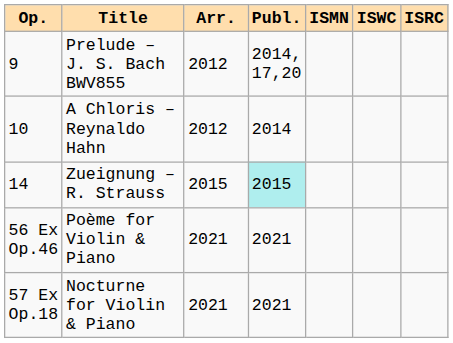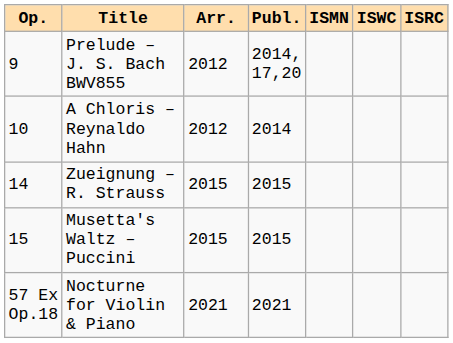(272, 185) paleturquoise background -> (272, 185) no background
+ row: (111, 240)
- row: (111, 240)
